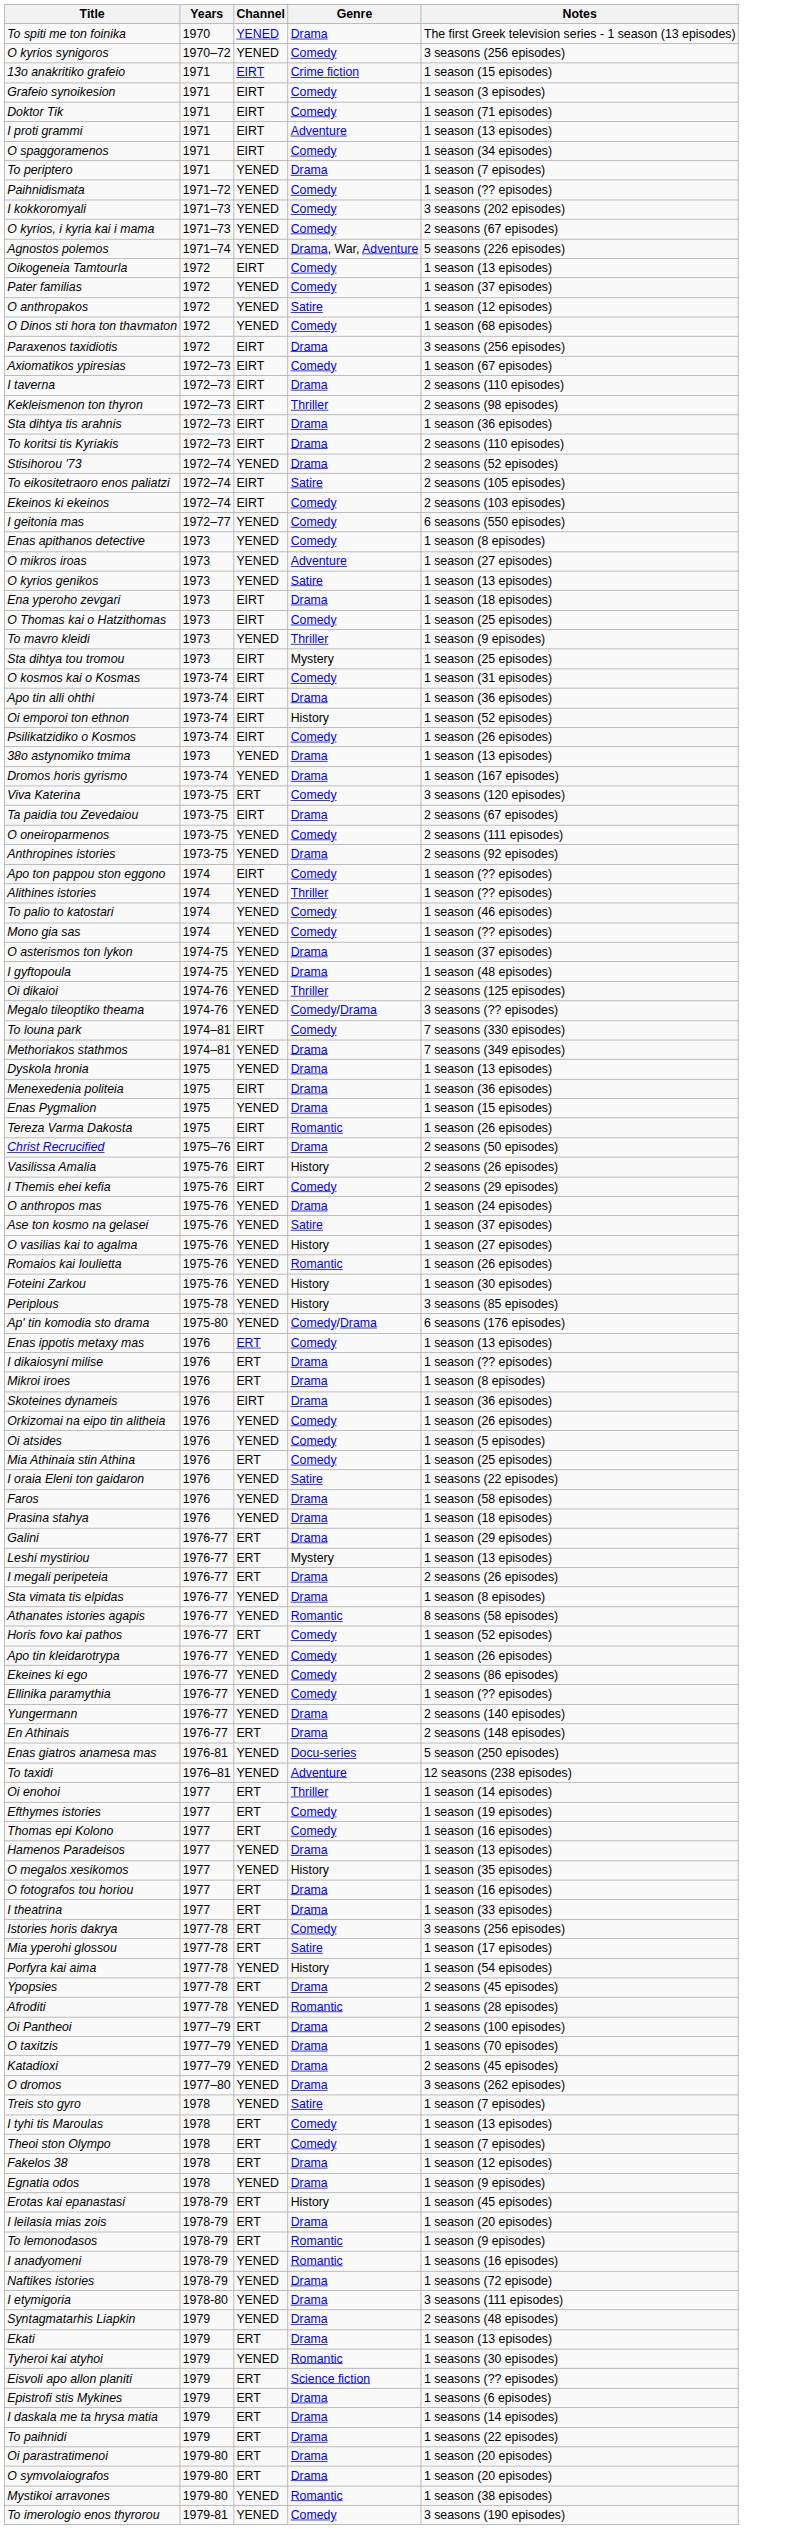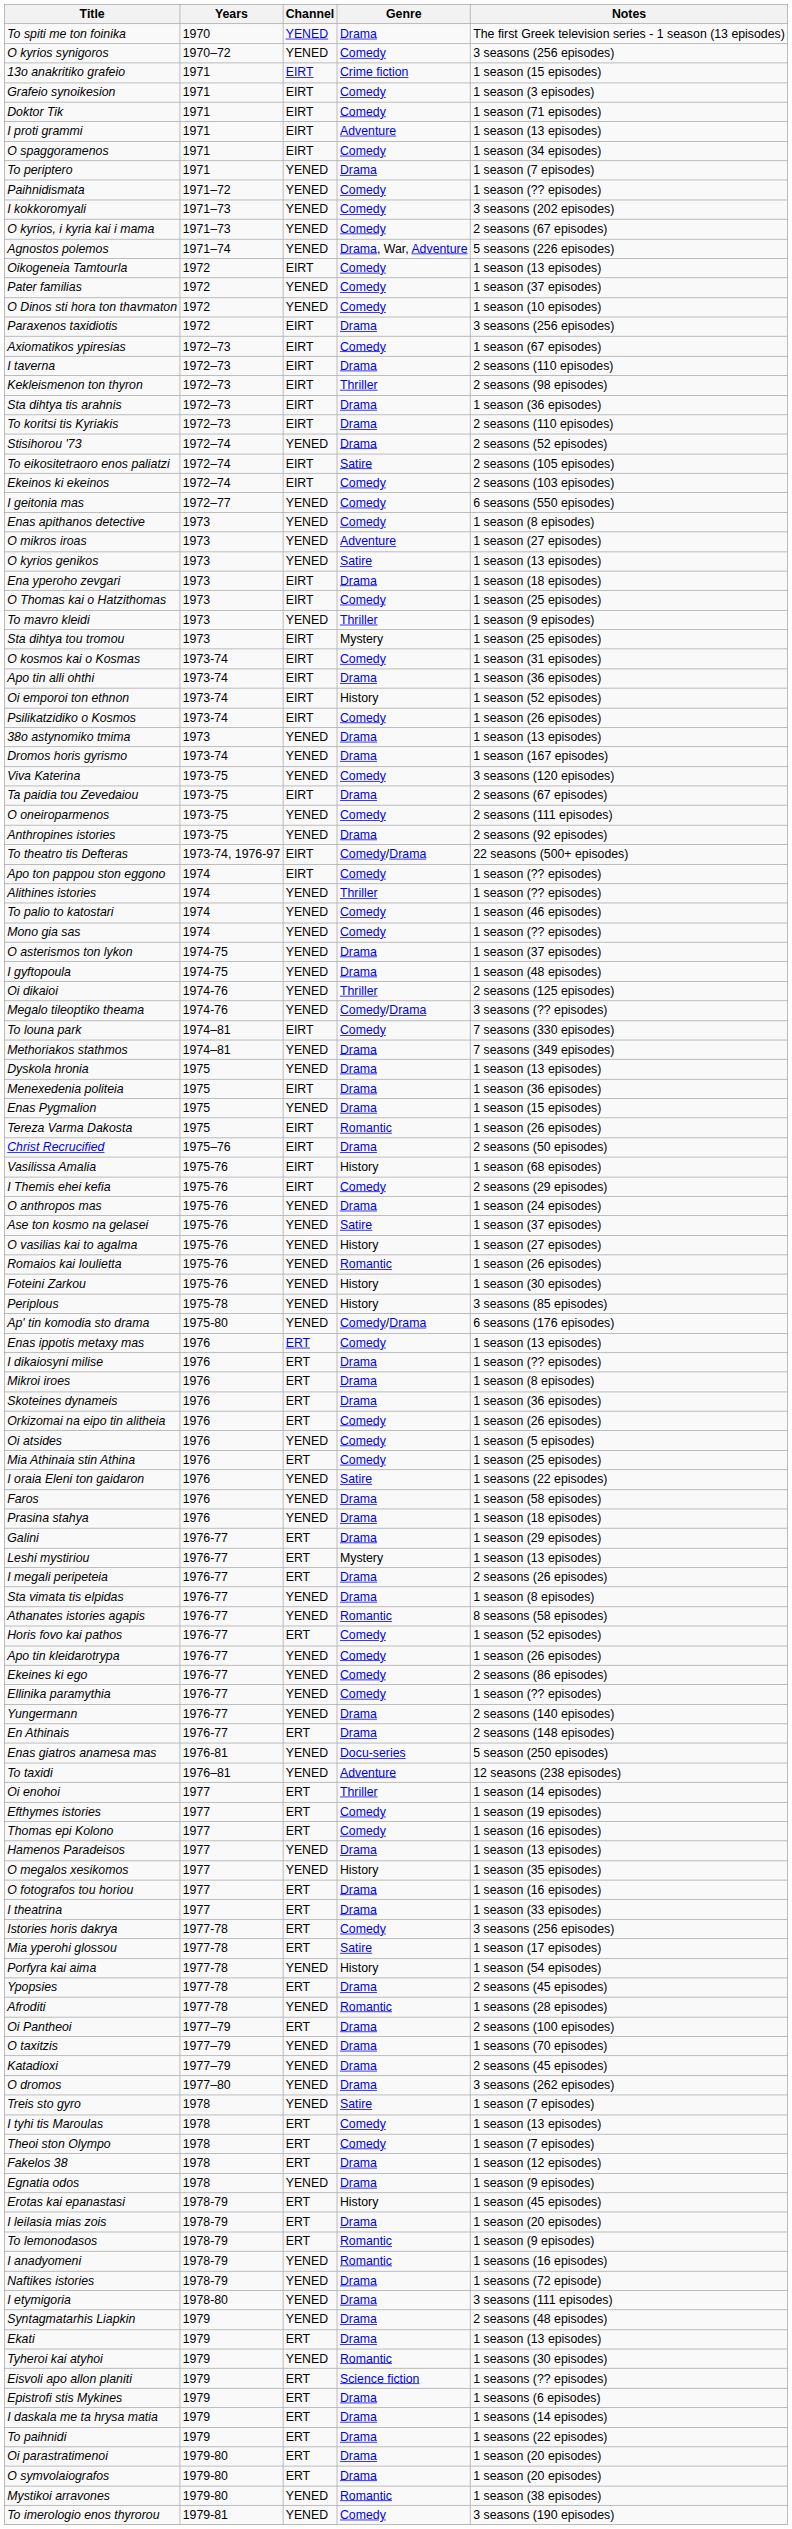- row: (48, 307)
(488, 326) 1 season (68 episodes) -> (537, 307) 1 season (10 episodes)
(249, 795) ERT -> (307, 776) YENED
+ row: (68, 854)
(491, 1167) 2 seasons (26 episodes) -> (537, 1167) 1 season (68 episodes)
(250, 1401) EIRT -> (298, 1401) ERT
(258, 1421) YENED -> (298, 1421) ERT
